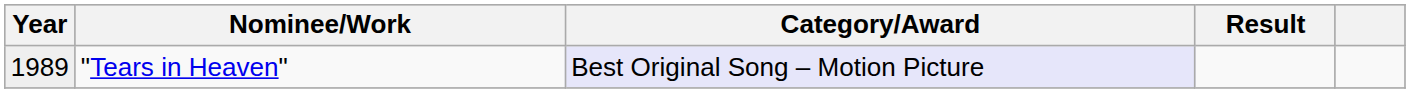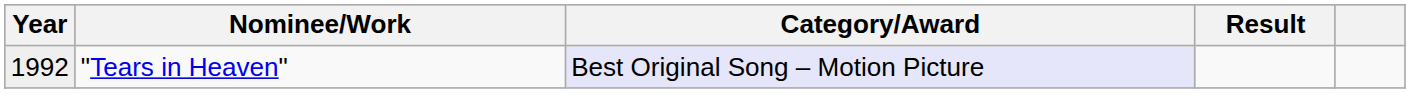(40, 66) 1989 -> (40, 66) 1992
